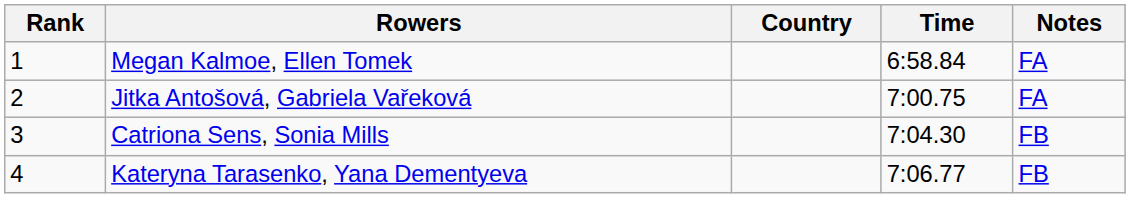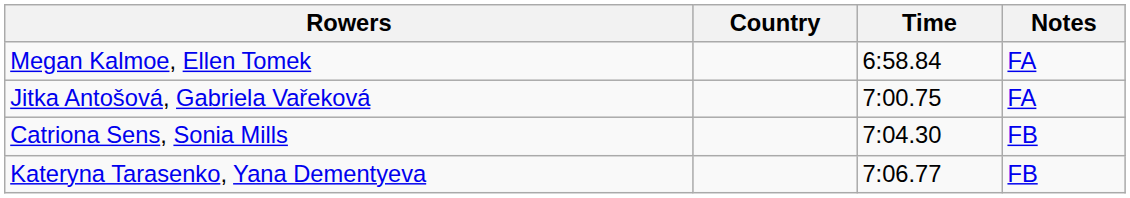- column: (55, 23)
